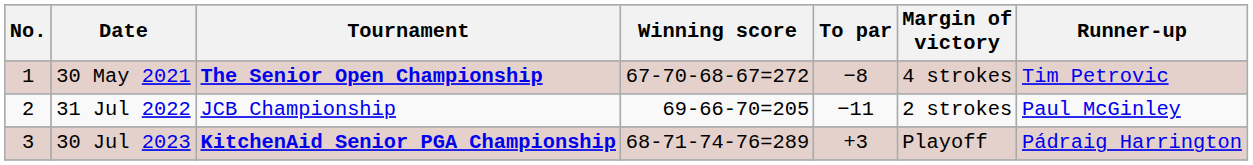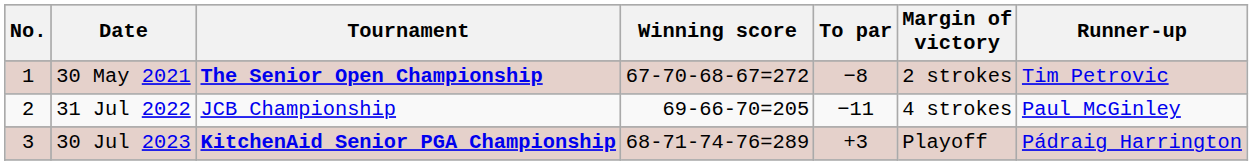(957, 78) 4 strokes -> (957, 78) 2 strokes
(957, 111) 2 strokes -> (957, 111) 4 strokes
